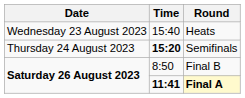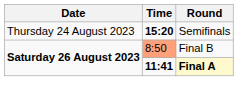- row: (200, 31)
(163, 66) no background -> (156, 48) lightsalmon background
